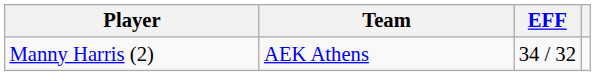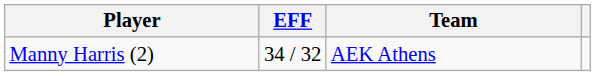columns swapped: (387, 20) <-> (547, 20)
